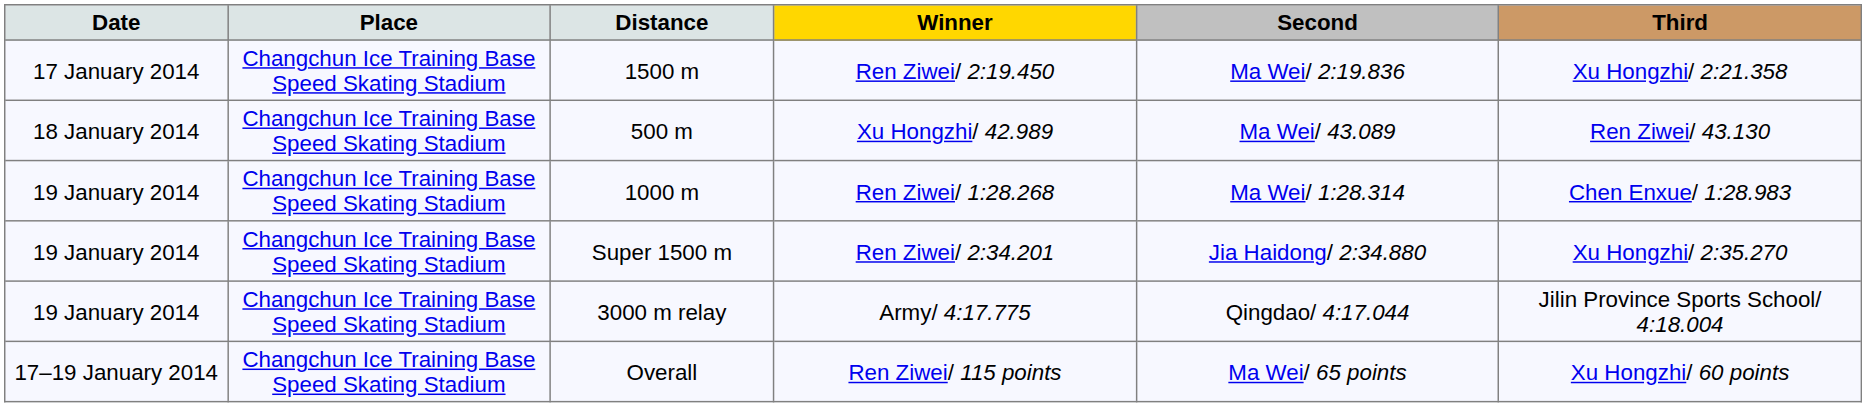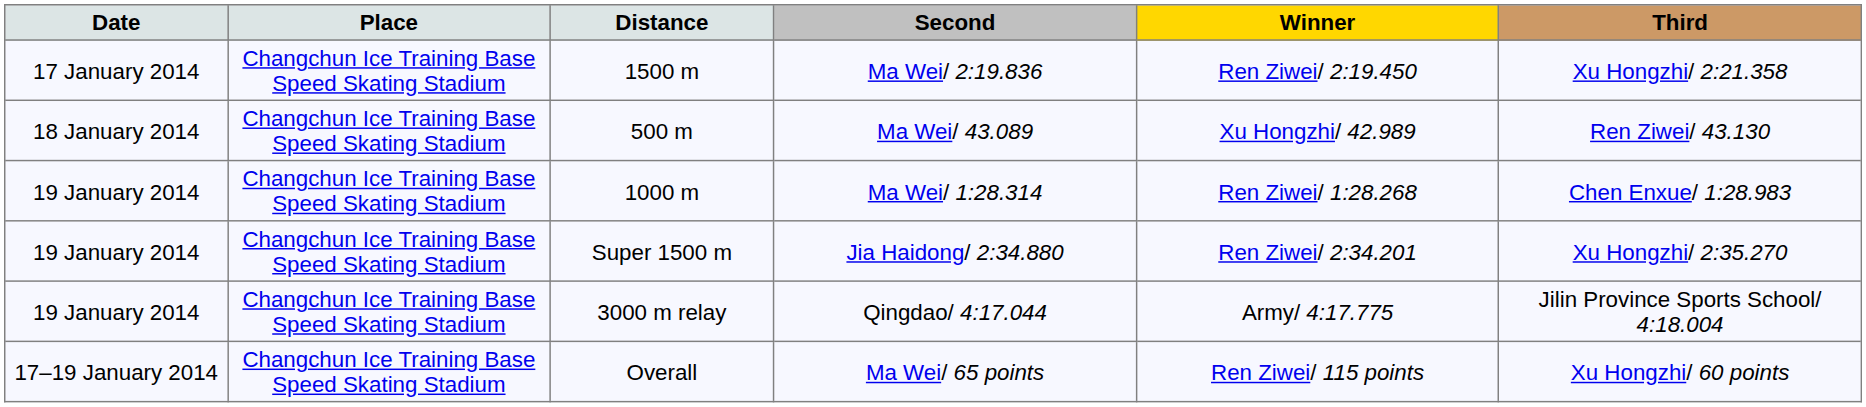columns swapped: (955, 22) <-> (1318, 22)
